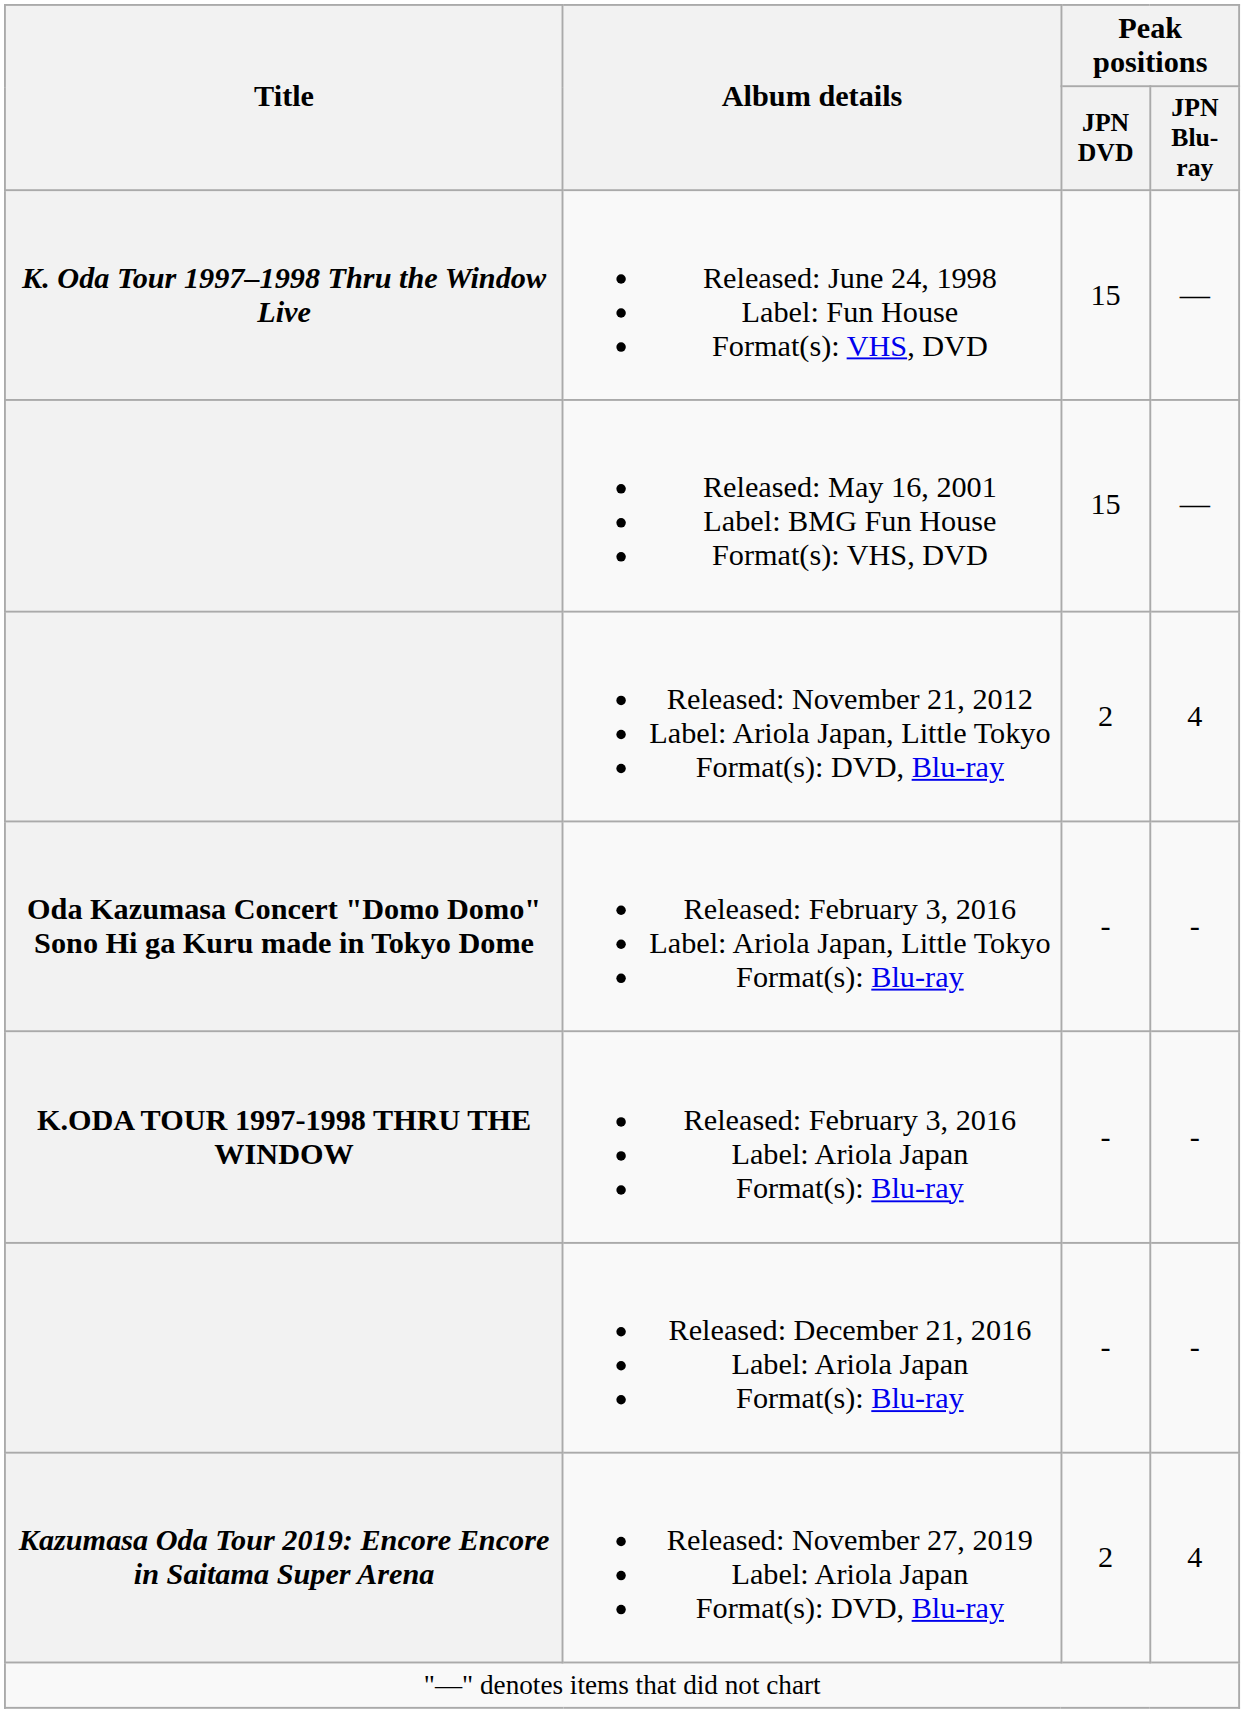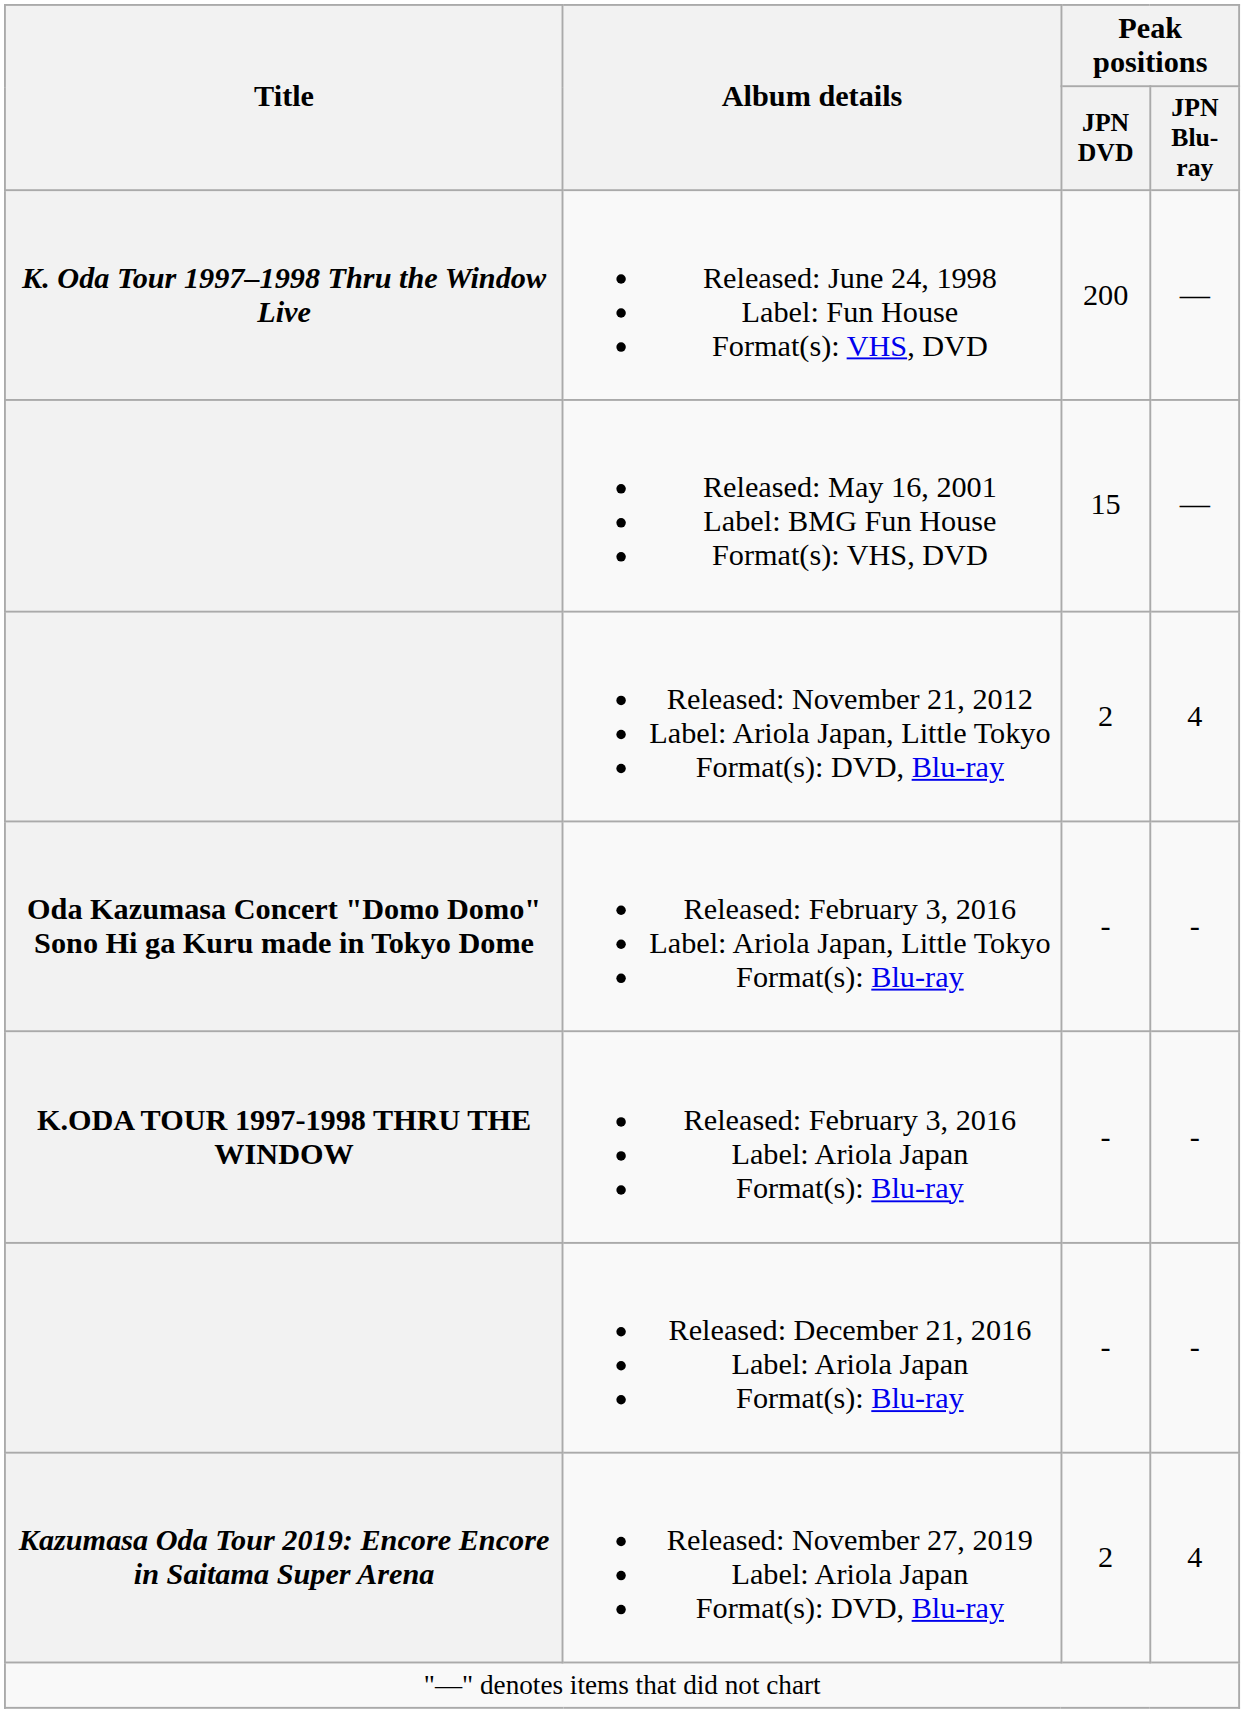(1106, 294) 15 -> (1106, 294) 200
